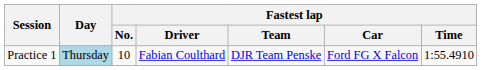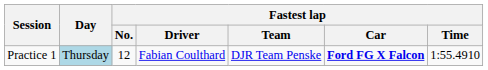(124, 55) 10 -> (124, 55) 12
(373, 55) normal -> (376, 55) bold
